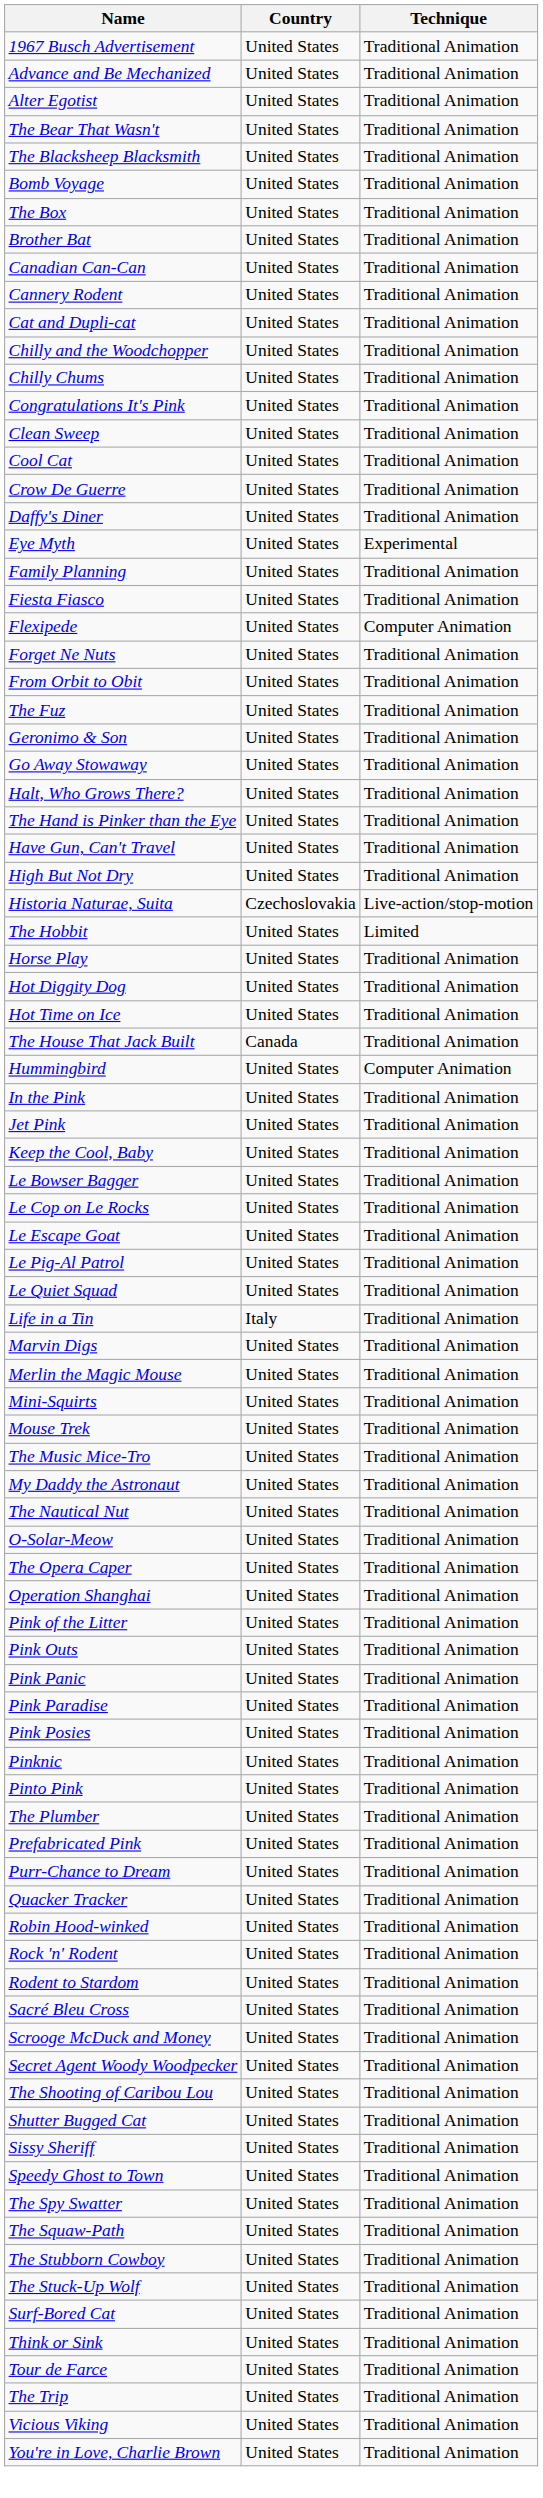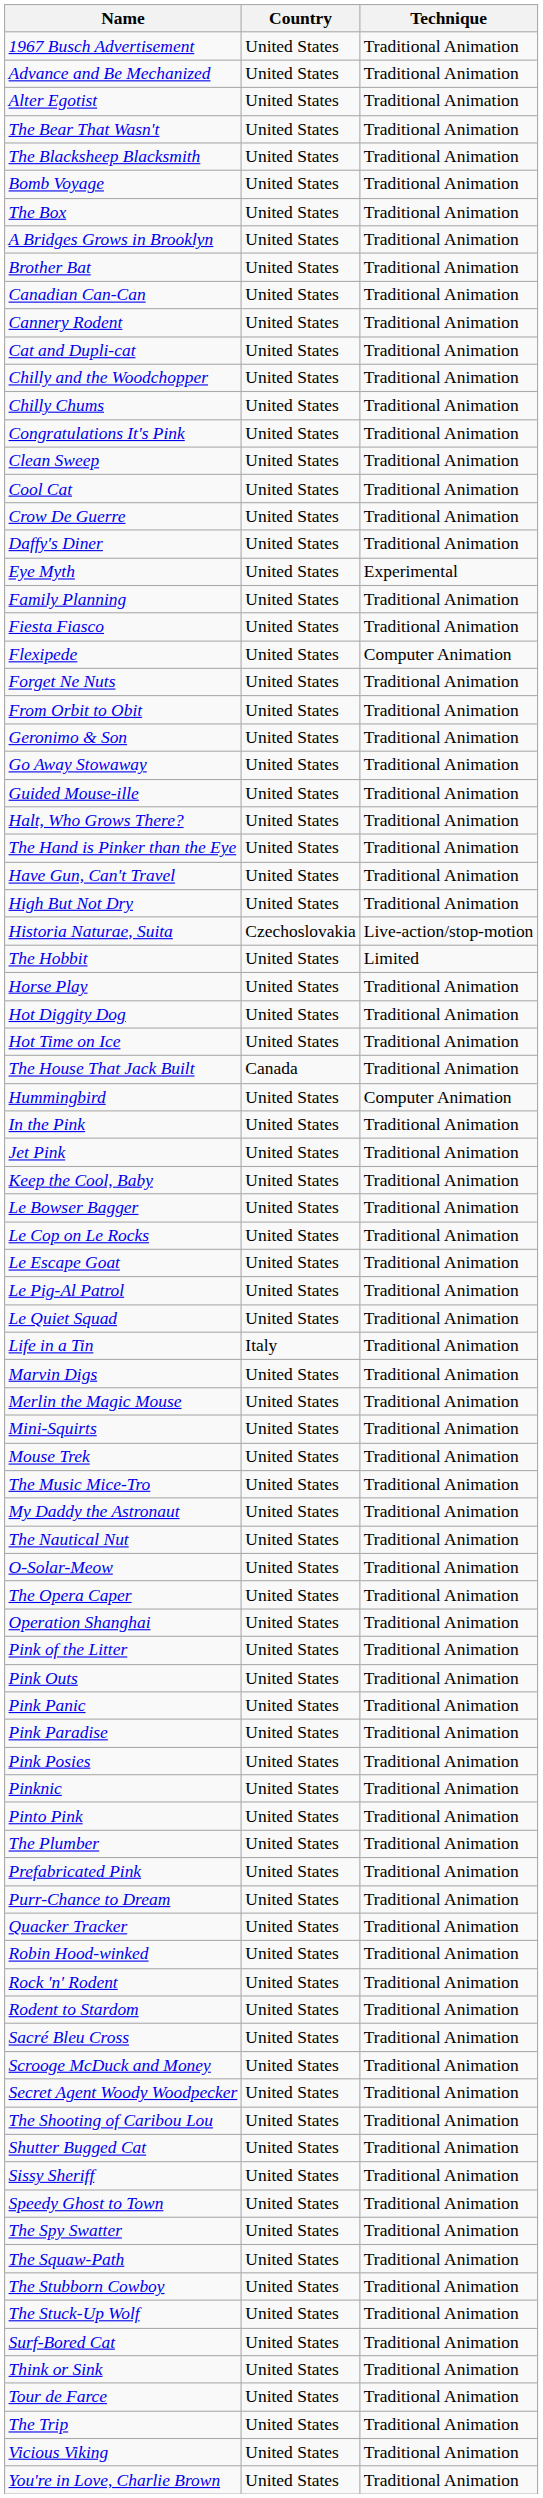+ row: (111, 239)
- row: (37, 709)
+ row: (74, 792)
